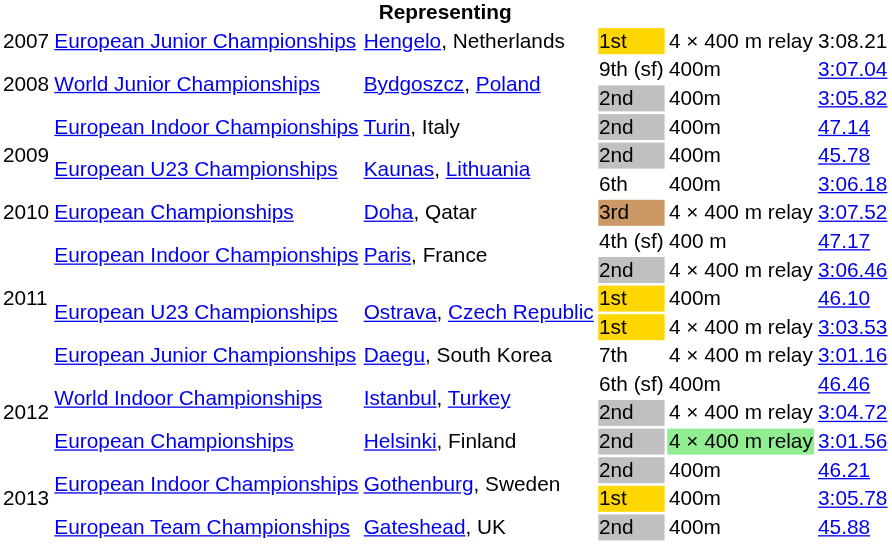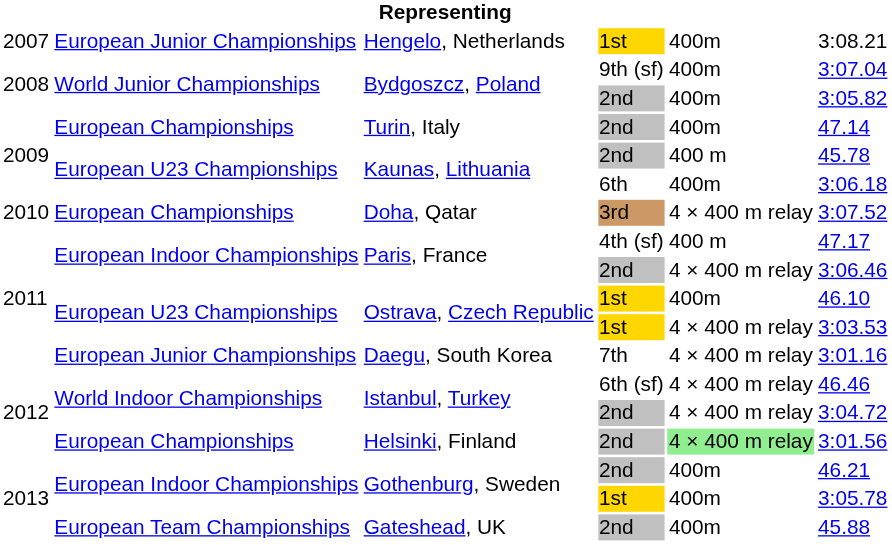(741, 41) 4 × 400 m relay -> (695, 41) 400m
(206, 126) European Indoor Championships -> (174, 126) European Championships
(695, 155) 400m -> (698, 155) 400 m
(695, 384) 400m -> (741, 384) 4 × 400 m relay
